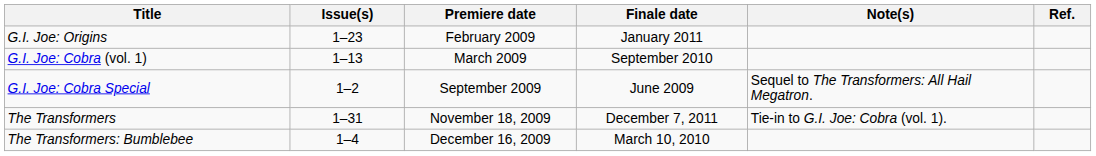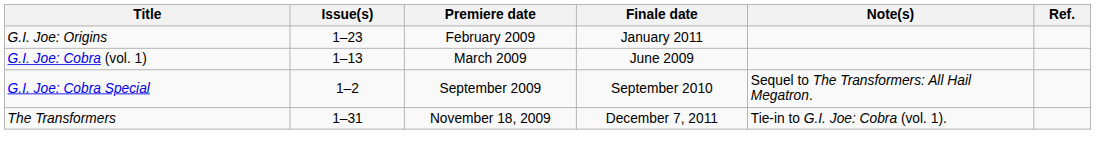(662, 59) September 2010 -> (662, 59) June 2009
(662, 88) June 2009 -> (662, 88) September 2010
- row: (100, 140)
